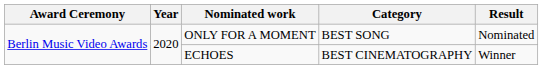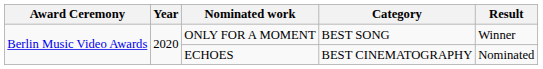(506, 34) Nominated -> (497, 34) Winner
(497, 54) Winner -> (506, 54) Nominated
